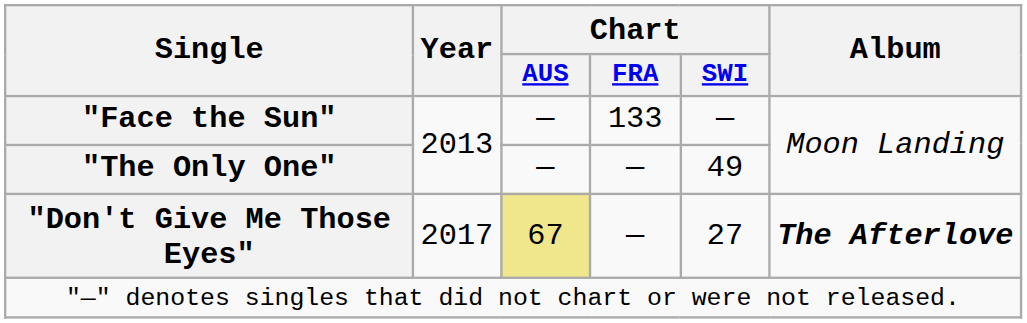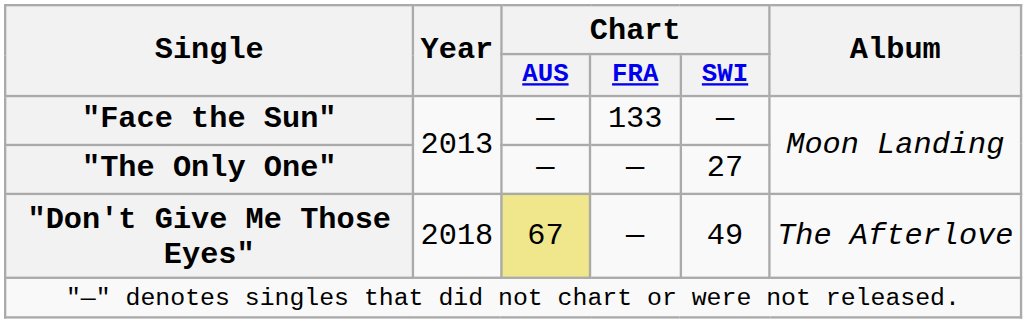(725, 169) 49 -> (725, 169) 27
(457, 236) 2017 -> (457, 236) 2018
(725, 236) 27 -> (725, 236) 49
(895, 236) bold -> (895, 236) normal
